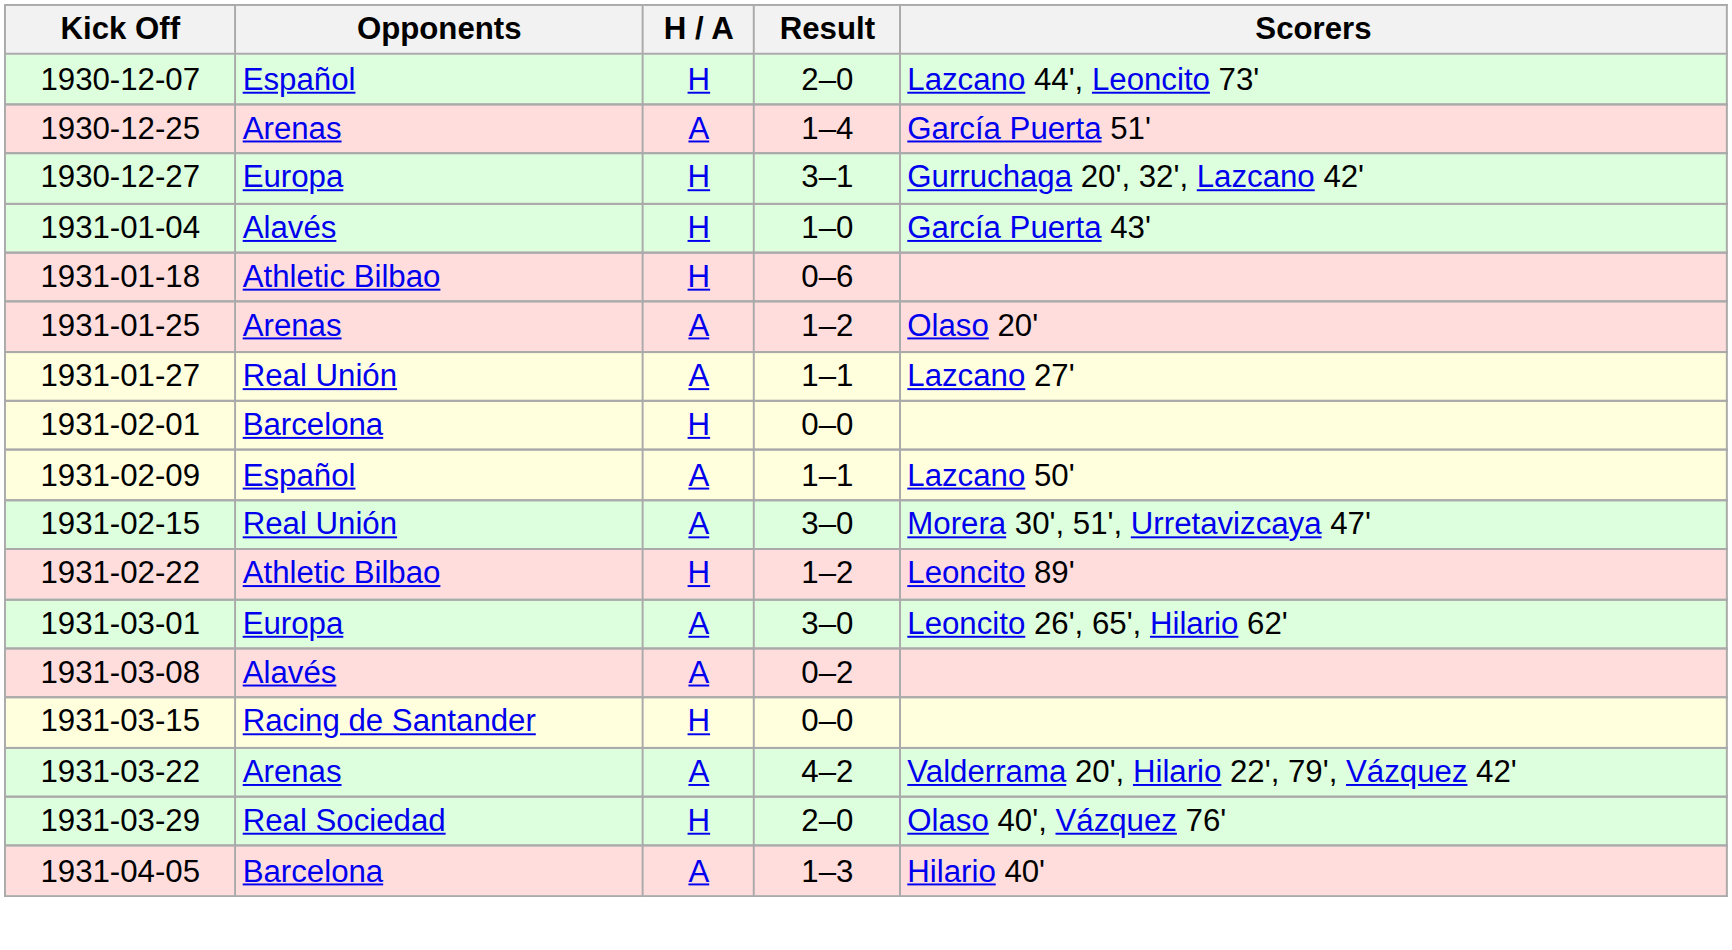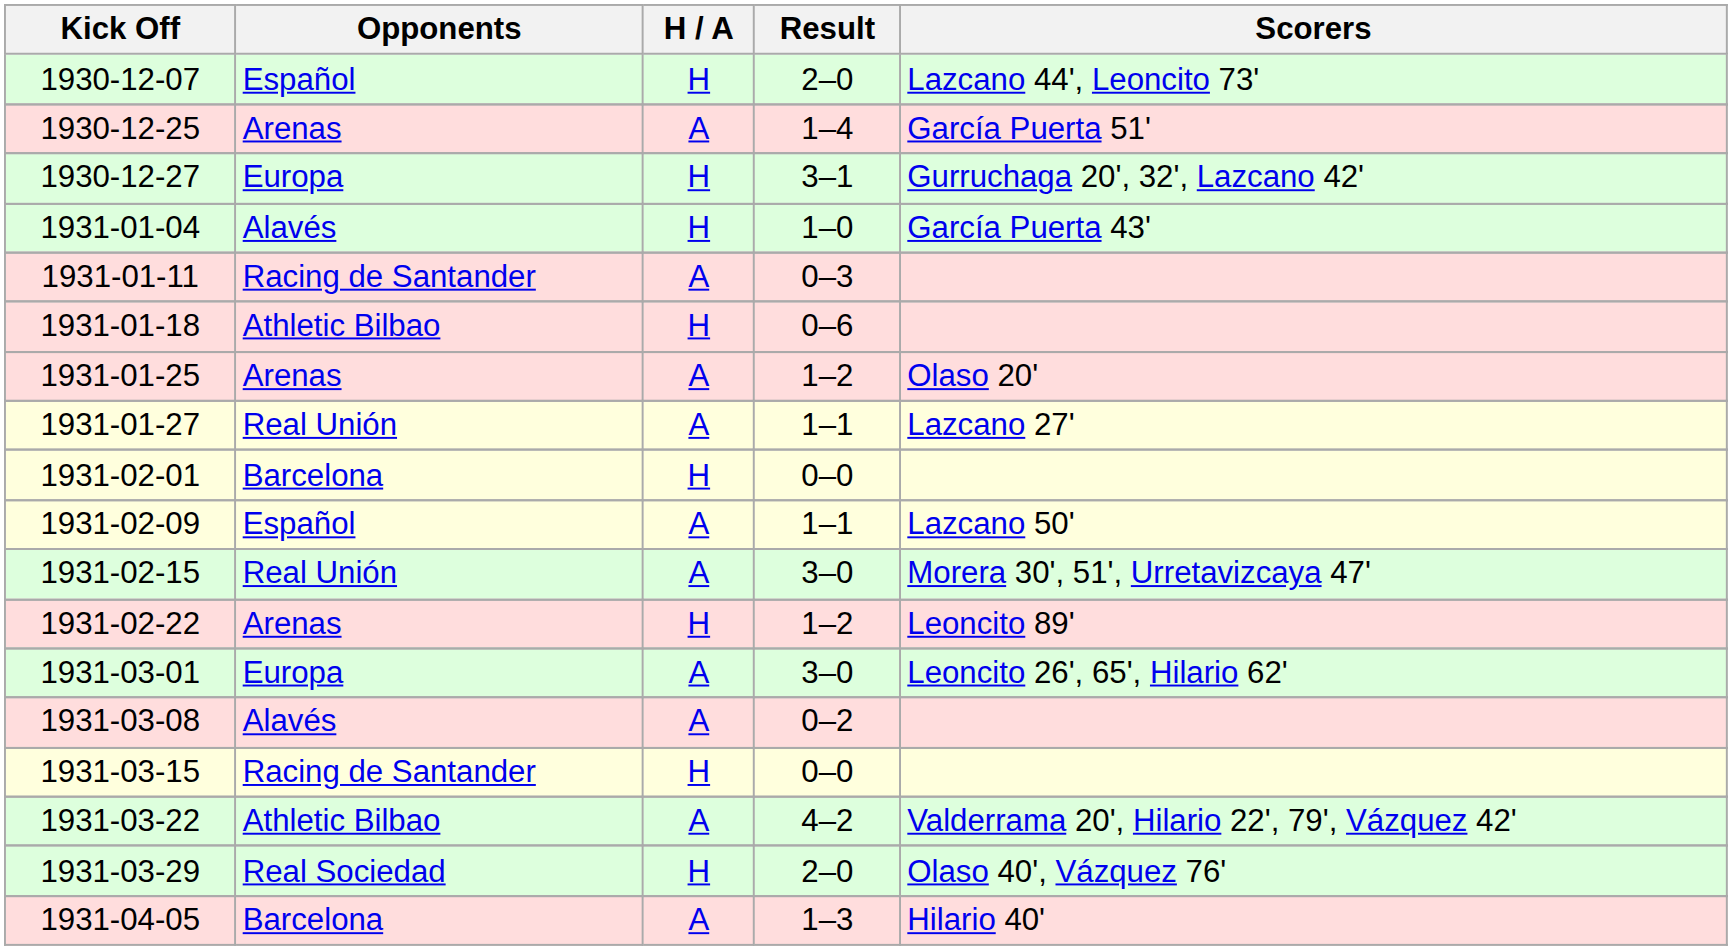+ row: (120, 276)
(342, 573) Athletic Bilbao -> (292, 623) Arenas
(292, 771) Arenas -> (342, 820) Athletic Bilbao
